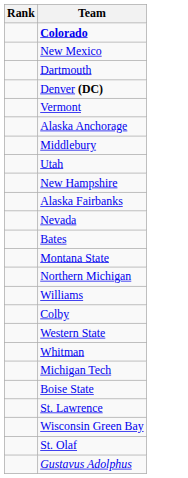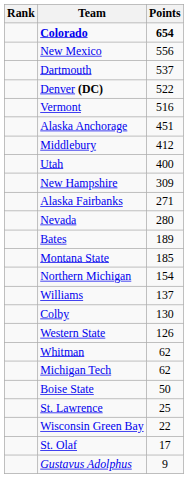+ column: (165, 13)
